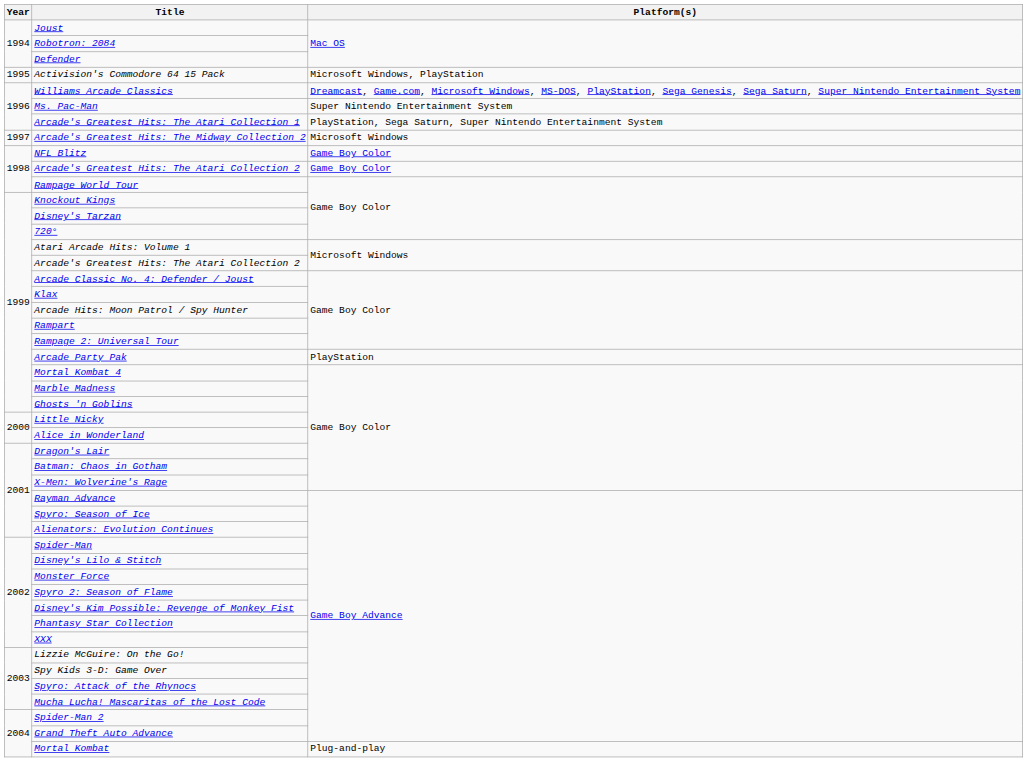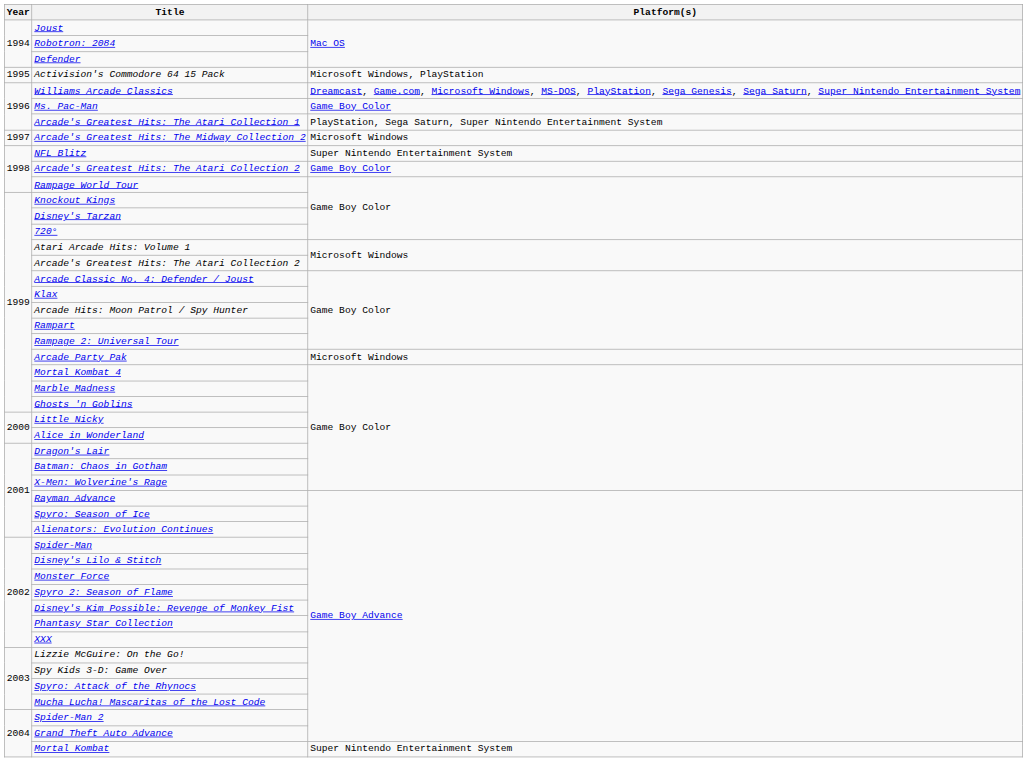(411, 106) Super Nintendo Entertainment System -> (351, 106) Game Boy Color
(351, 153) Game Boy Color -> (411, 153) Super Nintendo Entertainment System
(342, 357) PlayStation -> (359, 357) Microsoft Windows
(348, 749) Plug-and-play -> (411, 749) Super Nintendo Entertainment System
